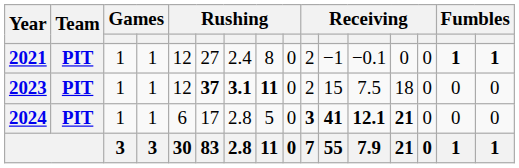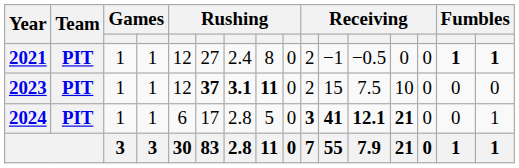(369, 58) −0.1 -> (369, 58) −0.5
(404, 88) 18 -> (404, 88) 10
(495, 118) 0 -> (495, 118) 1
